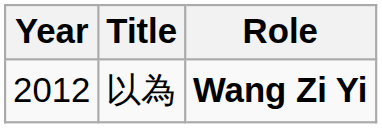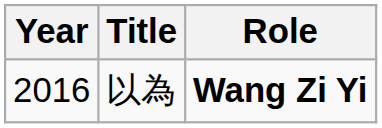(52, 90) 2012 -> (52, 90) 2016
